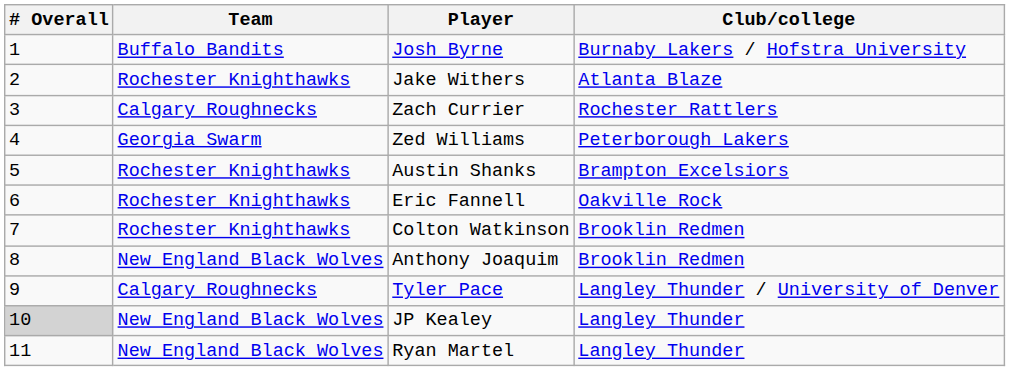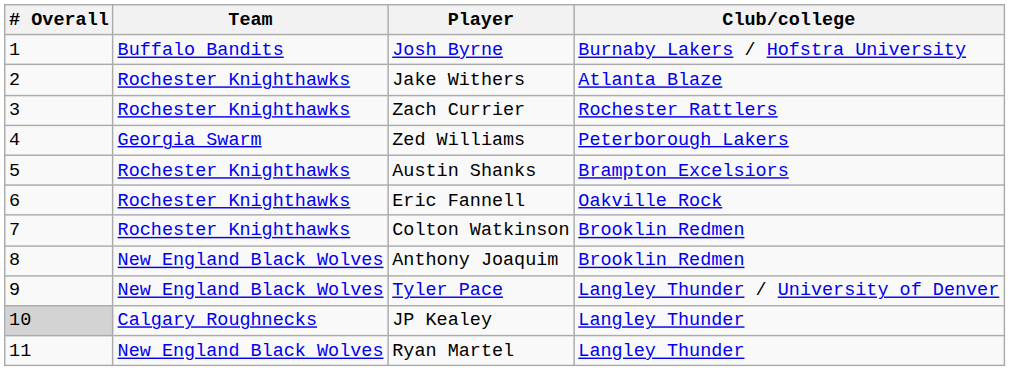(217, 110) Calgary Roughnecks -> (234, 110) Rochester Knighthawks
(217, 291) Calgary Roughnecks -> (251, 291) New England Black Wolves
(251, 321) New England Black Wolves -> (217, 321) Calgary Roughnecks
